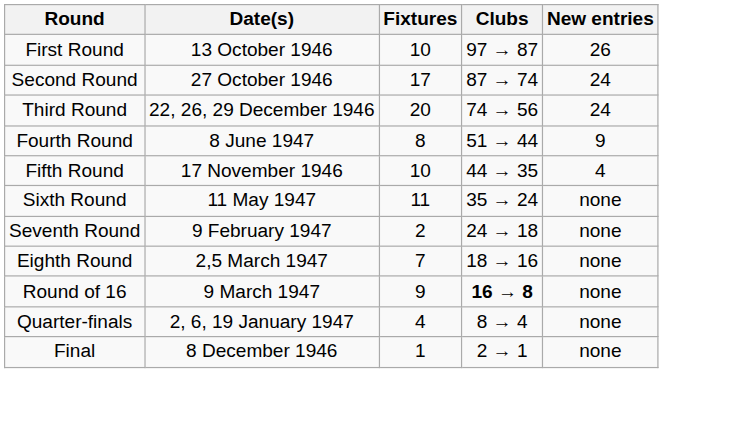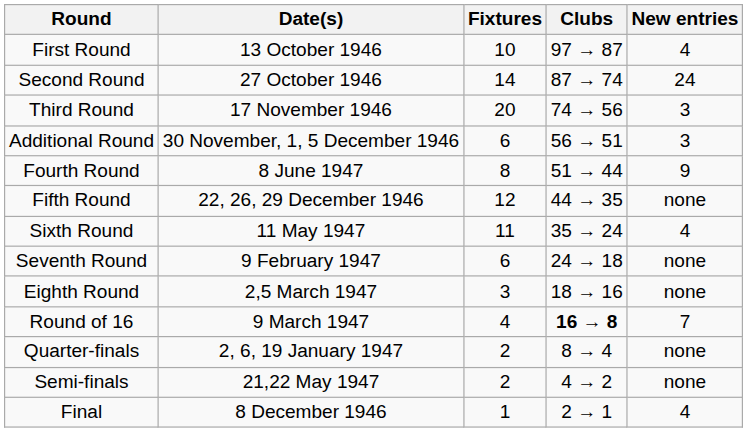(600, 49) 26 -> (685, 49) 4
(420, 79) 17 -> (505, 79) 14
(262, 110) 22, 26, 29 December 1946 -> (311, 110) 17 November 1946
(600, 110) 24 -> (685, 110) 3
+ row: (81, 140)
(262, 170) 17 November 1946 -> (311, 200) 22, 26, 29 December 1946
(420, 170) 10 -> (505, 200) 12
(600, 170) 4 -> (685, 200) none
(600, 200) none -> (685, 230) 4
(420, 230) 2 -> (505, 261) 6
(420, 261) 7 -> (505, 291) 3
(420, 291) 9 -> (505, 321) 4
(600, 291) none -> (685, 321) 7
(420, 321) 4 -> (505, 351) 2
+ row: (81, 381)
(600, 351) none -> (685, 412) 4
